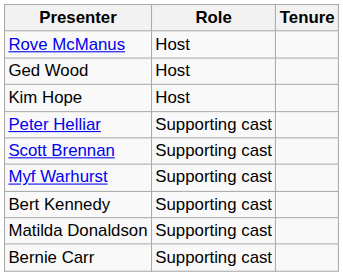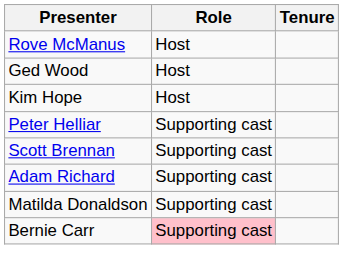+ row: (62, 177)
- row: (58, 177)
- row: (59, 204)
(214, 257) no background -> (214, 230) pink background
